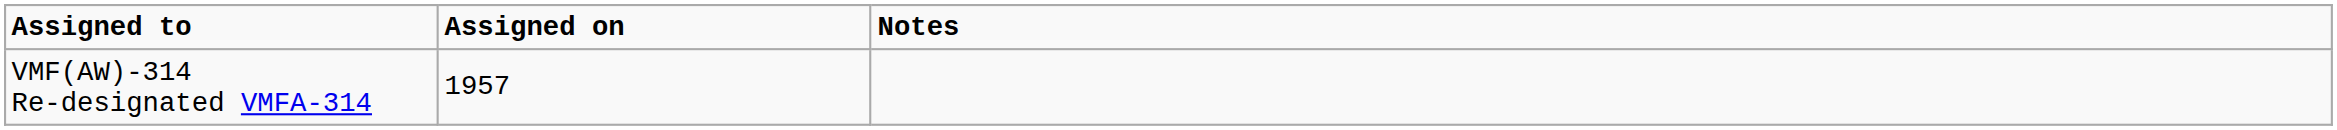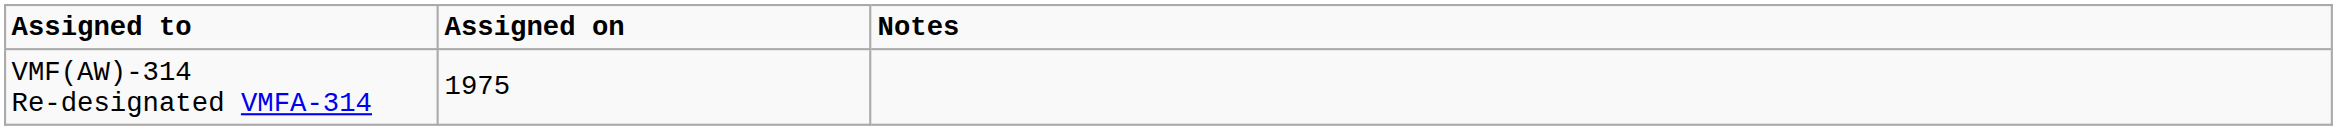(477, 88) 1957 -> (477, 88) 1975
